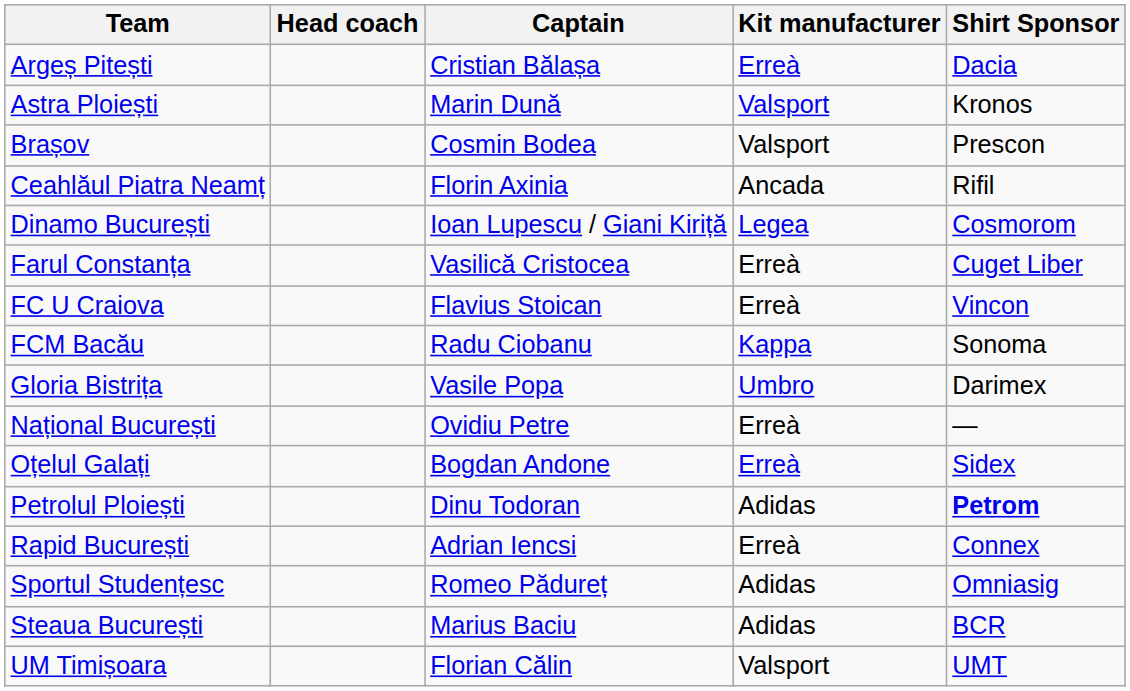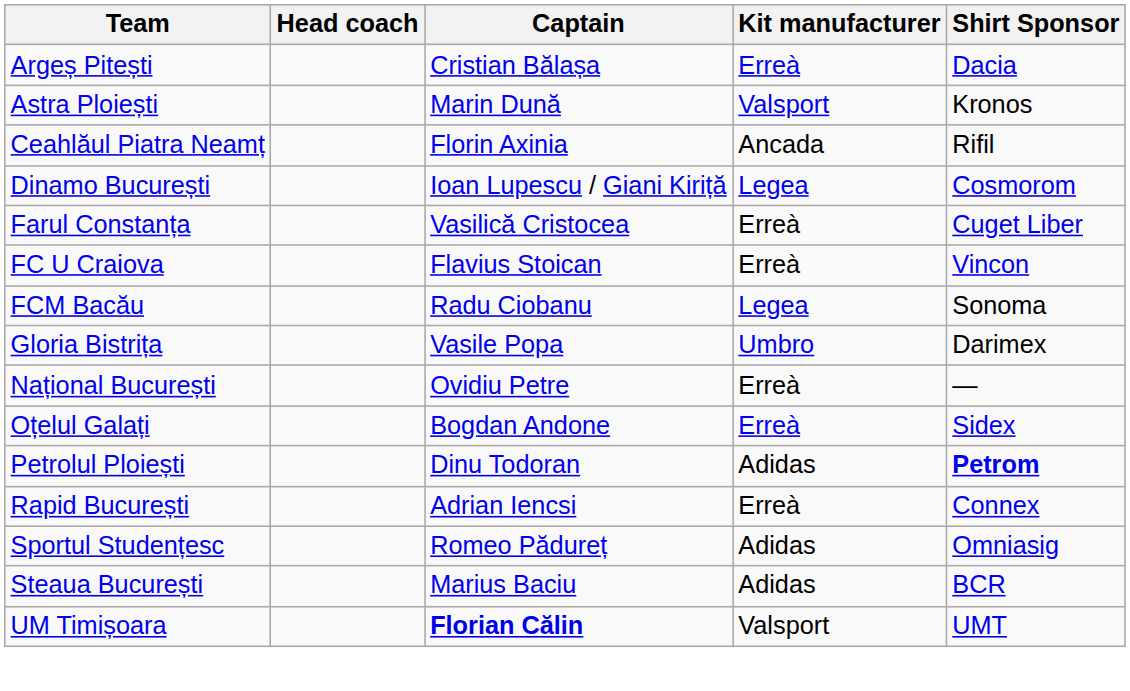- row: (50, 144)
(775, 345) Kappa -> (773, 305) Legea
(501, 666) normal -> (507, 625) bold
